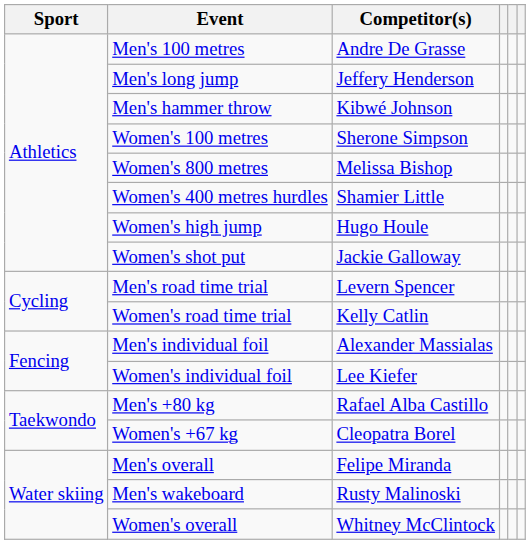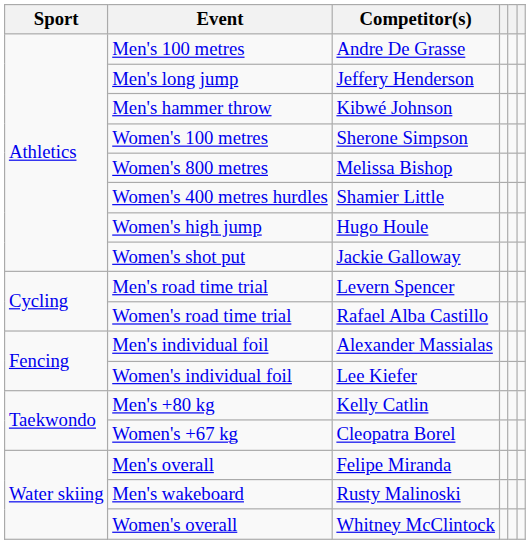(382, 316) Kelly Catlin -> (412, 316) Rafael Alba Castillo
(412, 405) Rafael Alba Castillo -> (382, 405) Kelly Catlin
